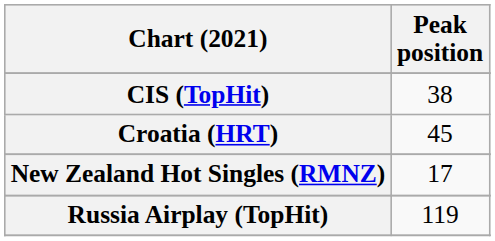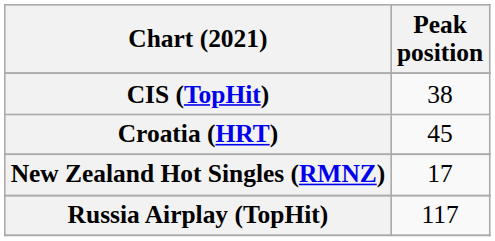(440, 214) 119 -> (440, 214) 117
